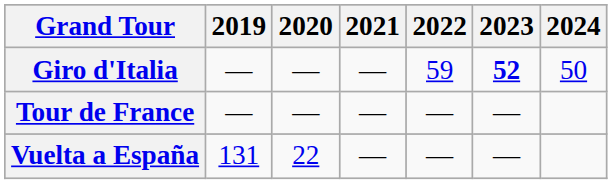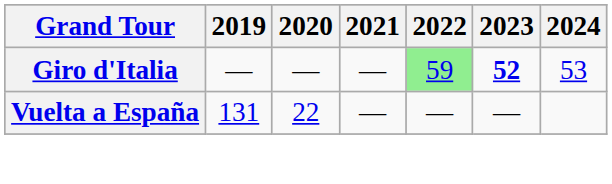(440, 69) no background -> (440, 69) lightgreen background
(574, 69) 50 -> (574, 69) 53
- row: (105, 112)
